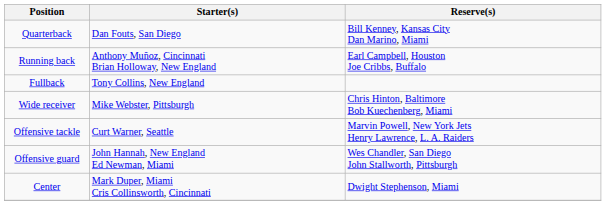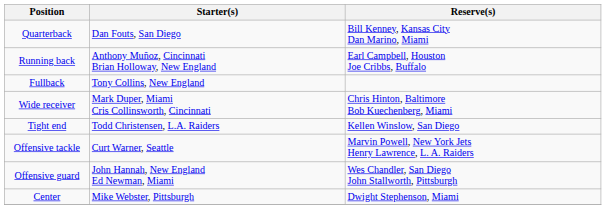(143, 104) Mike Webster, Pittsburgh -> (151, 104) Mark Duper, Miami Cris Collinsworth, Cincinnati
+ row: (47, 126)
(151, 186) Mark Duper, Miami Cris Collinsworth, Cincinnati -> (143, 197) Mike Webster, Pittsburgh
